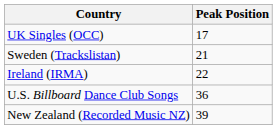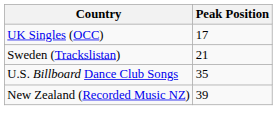- row: (47, 74)
(202, 94) 36 -> (202, 74) 35
